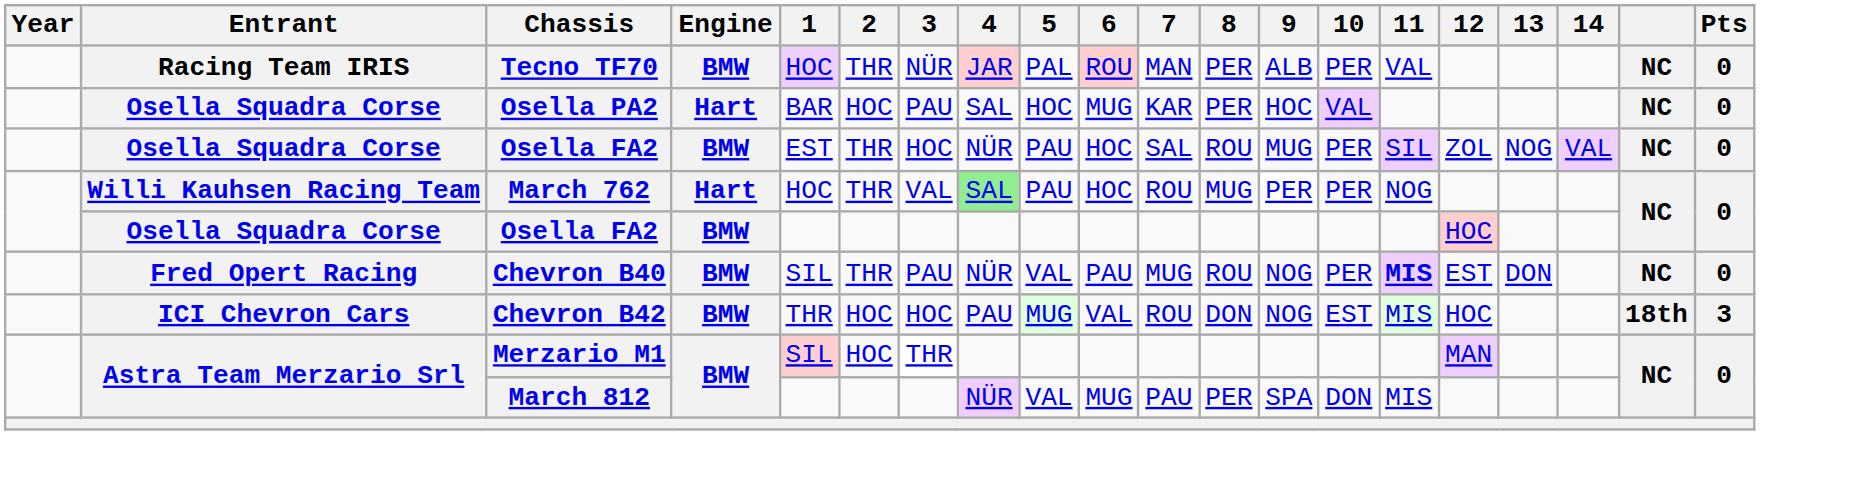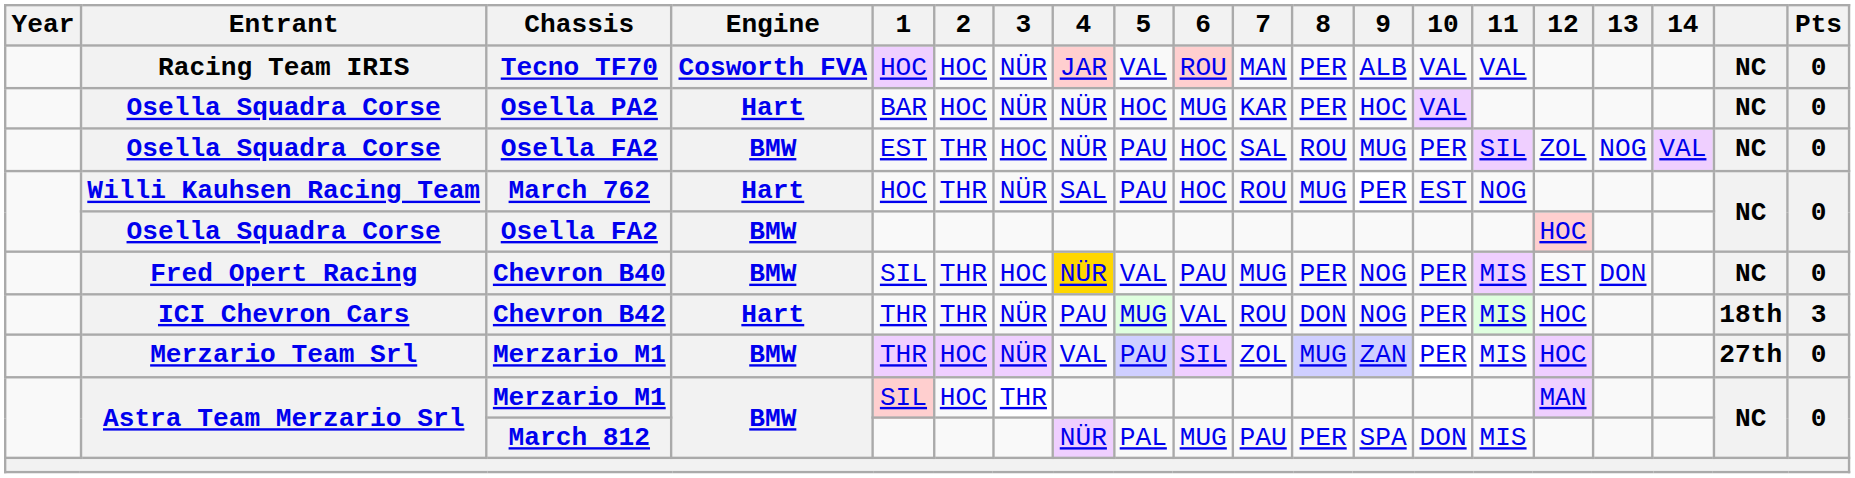(726, 67) BMW -> (773, 67) Cosworth FVA
(869, 67) THR -> (963, 67) HOC
(1049, 67) PAL -> (1143, 67) VAL
(1349, 67) PER -> (1443, 67) VAL
(929, 108) PAU -> (1023, 108) NÜR
(989, 108) SAL -> (1083, 108) NÜR
(929, 191) VAL -> (1023, 191) NÜR
(989, 191) lightgreen background -> (1083, 191) no background
(1349, 191) PER -> (1443, 191) EST
(929, 273) PAU -> (1023, 273) HOC
(989, 273) no background -> (1083, 273) gold background
(1229, 273) ROU -> (1323, 273) PER
(1409, 273) bold -> (1503, 273) normal
(726, 315) BMW -> (773, 315) Hart
(869, 315) HOC -> (963, 315) THR
(929, 315) HOC -> (1023, 315) NÜR
(1349, 315) EST -> (1443, 315) PER
+ row: (284, 356)
(1049, 397) VAL -> (1143, 438) PAL
